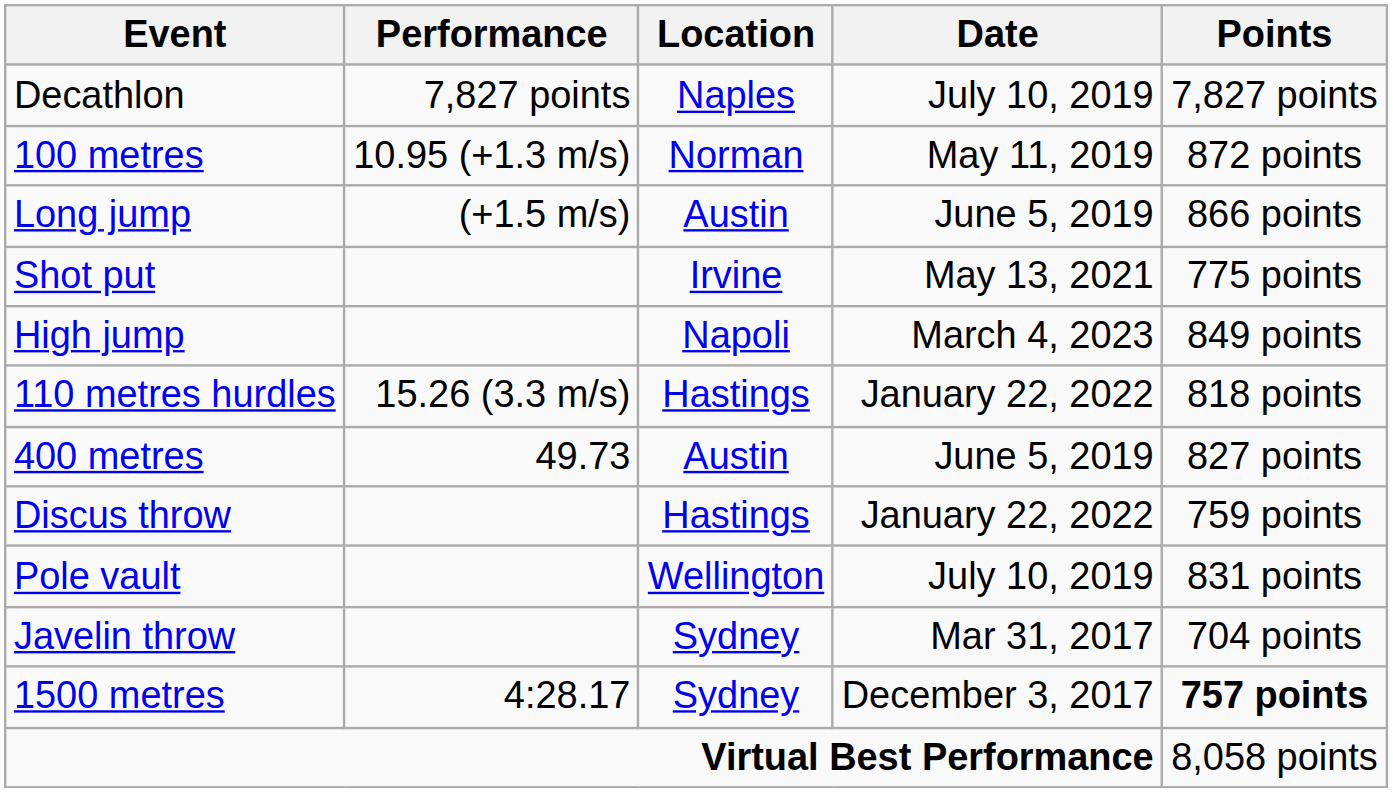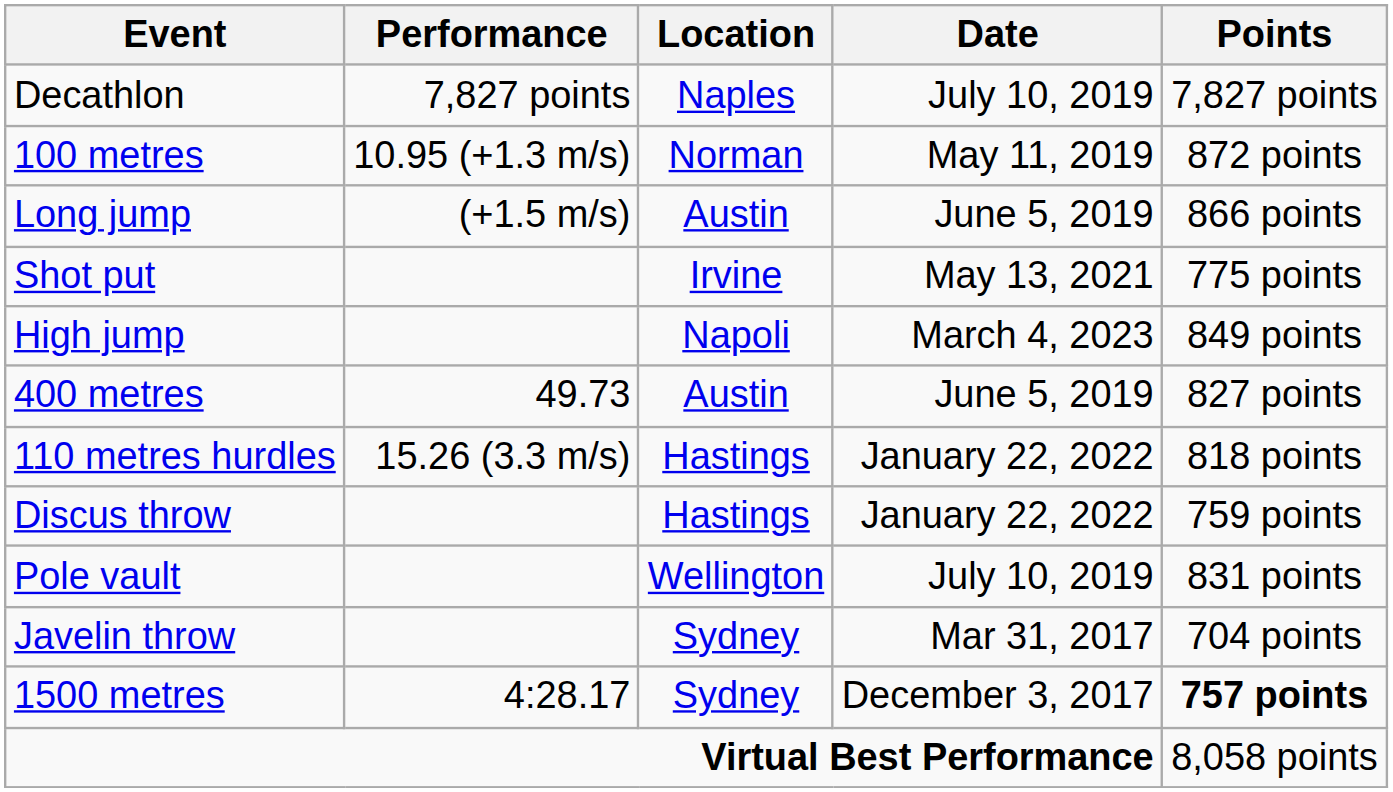rows swapped: (109, 455) <-> (175, 395)
